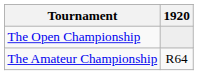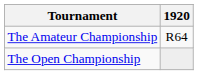rows swapped: (74, 37) <-> (82, 59)
